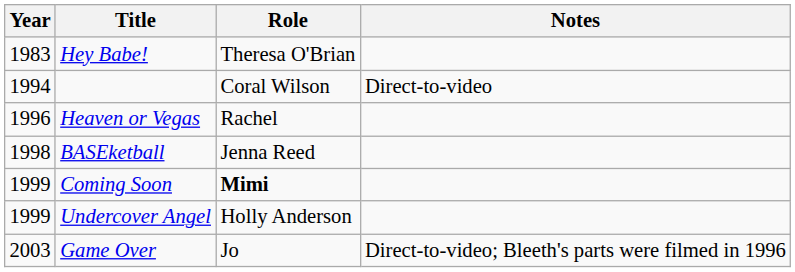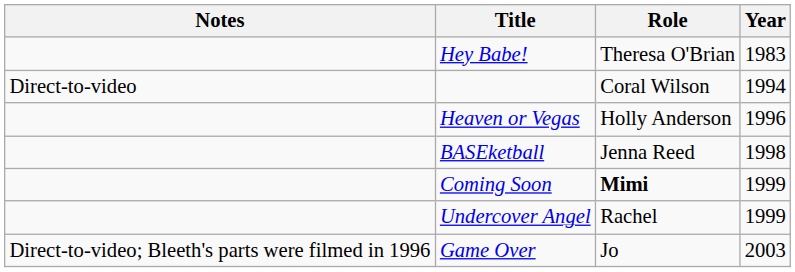columns swapped: (30, 20) <-> (575, 20)
(249, 119) Rachel -> (666, 119) Holly Anderson
(286, 217) Holly Anderson -> (629, 217) Rachel
